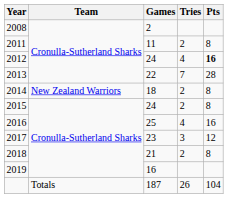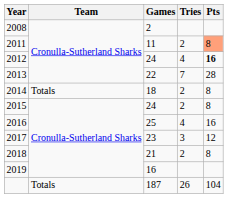(208, 43) no background -> (208, 43) lightsalmon background
(76, 91) New Zealand Warriors -> (43, 91) Totals
